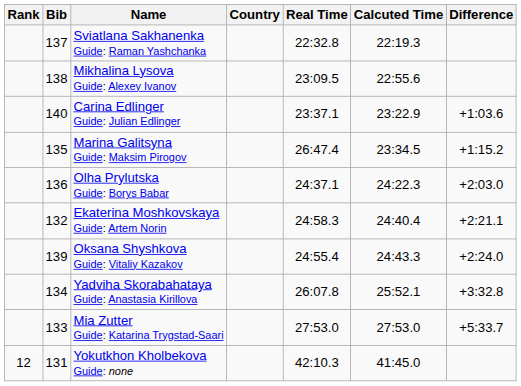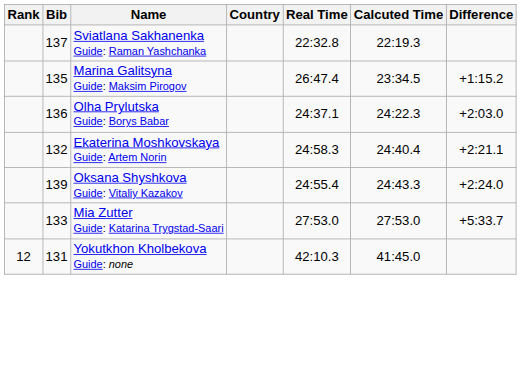- row: (125, 78)
- row: (127, 114)
- row: (143, 292)
